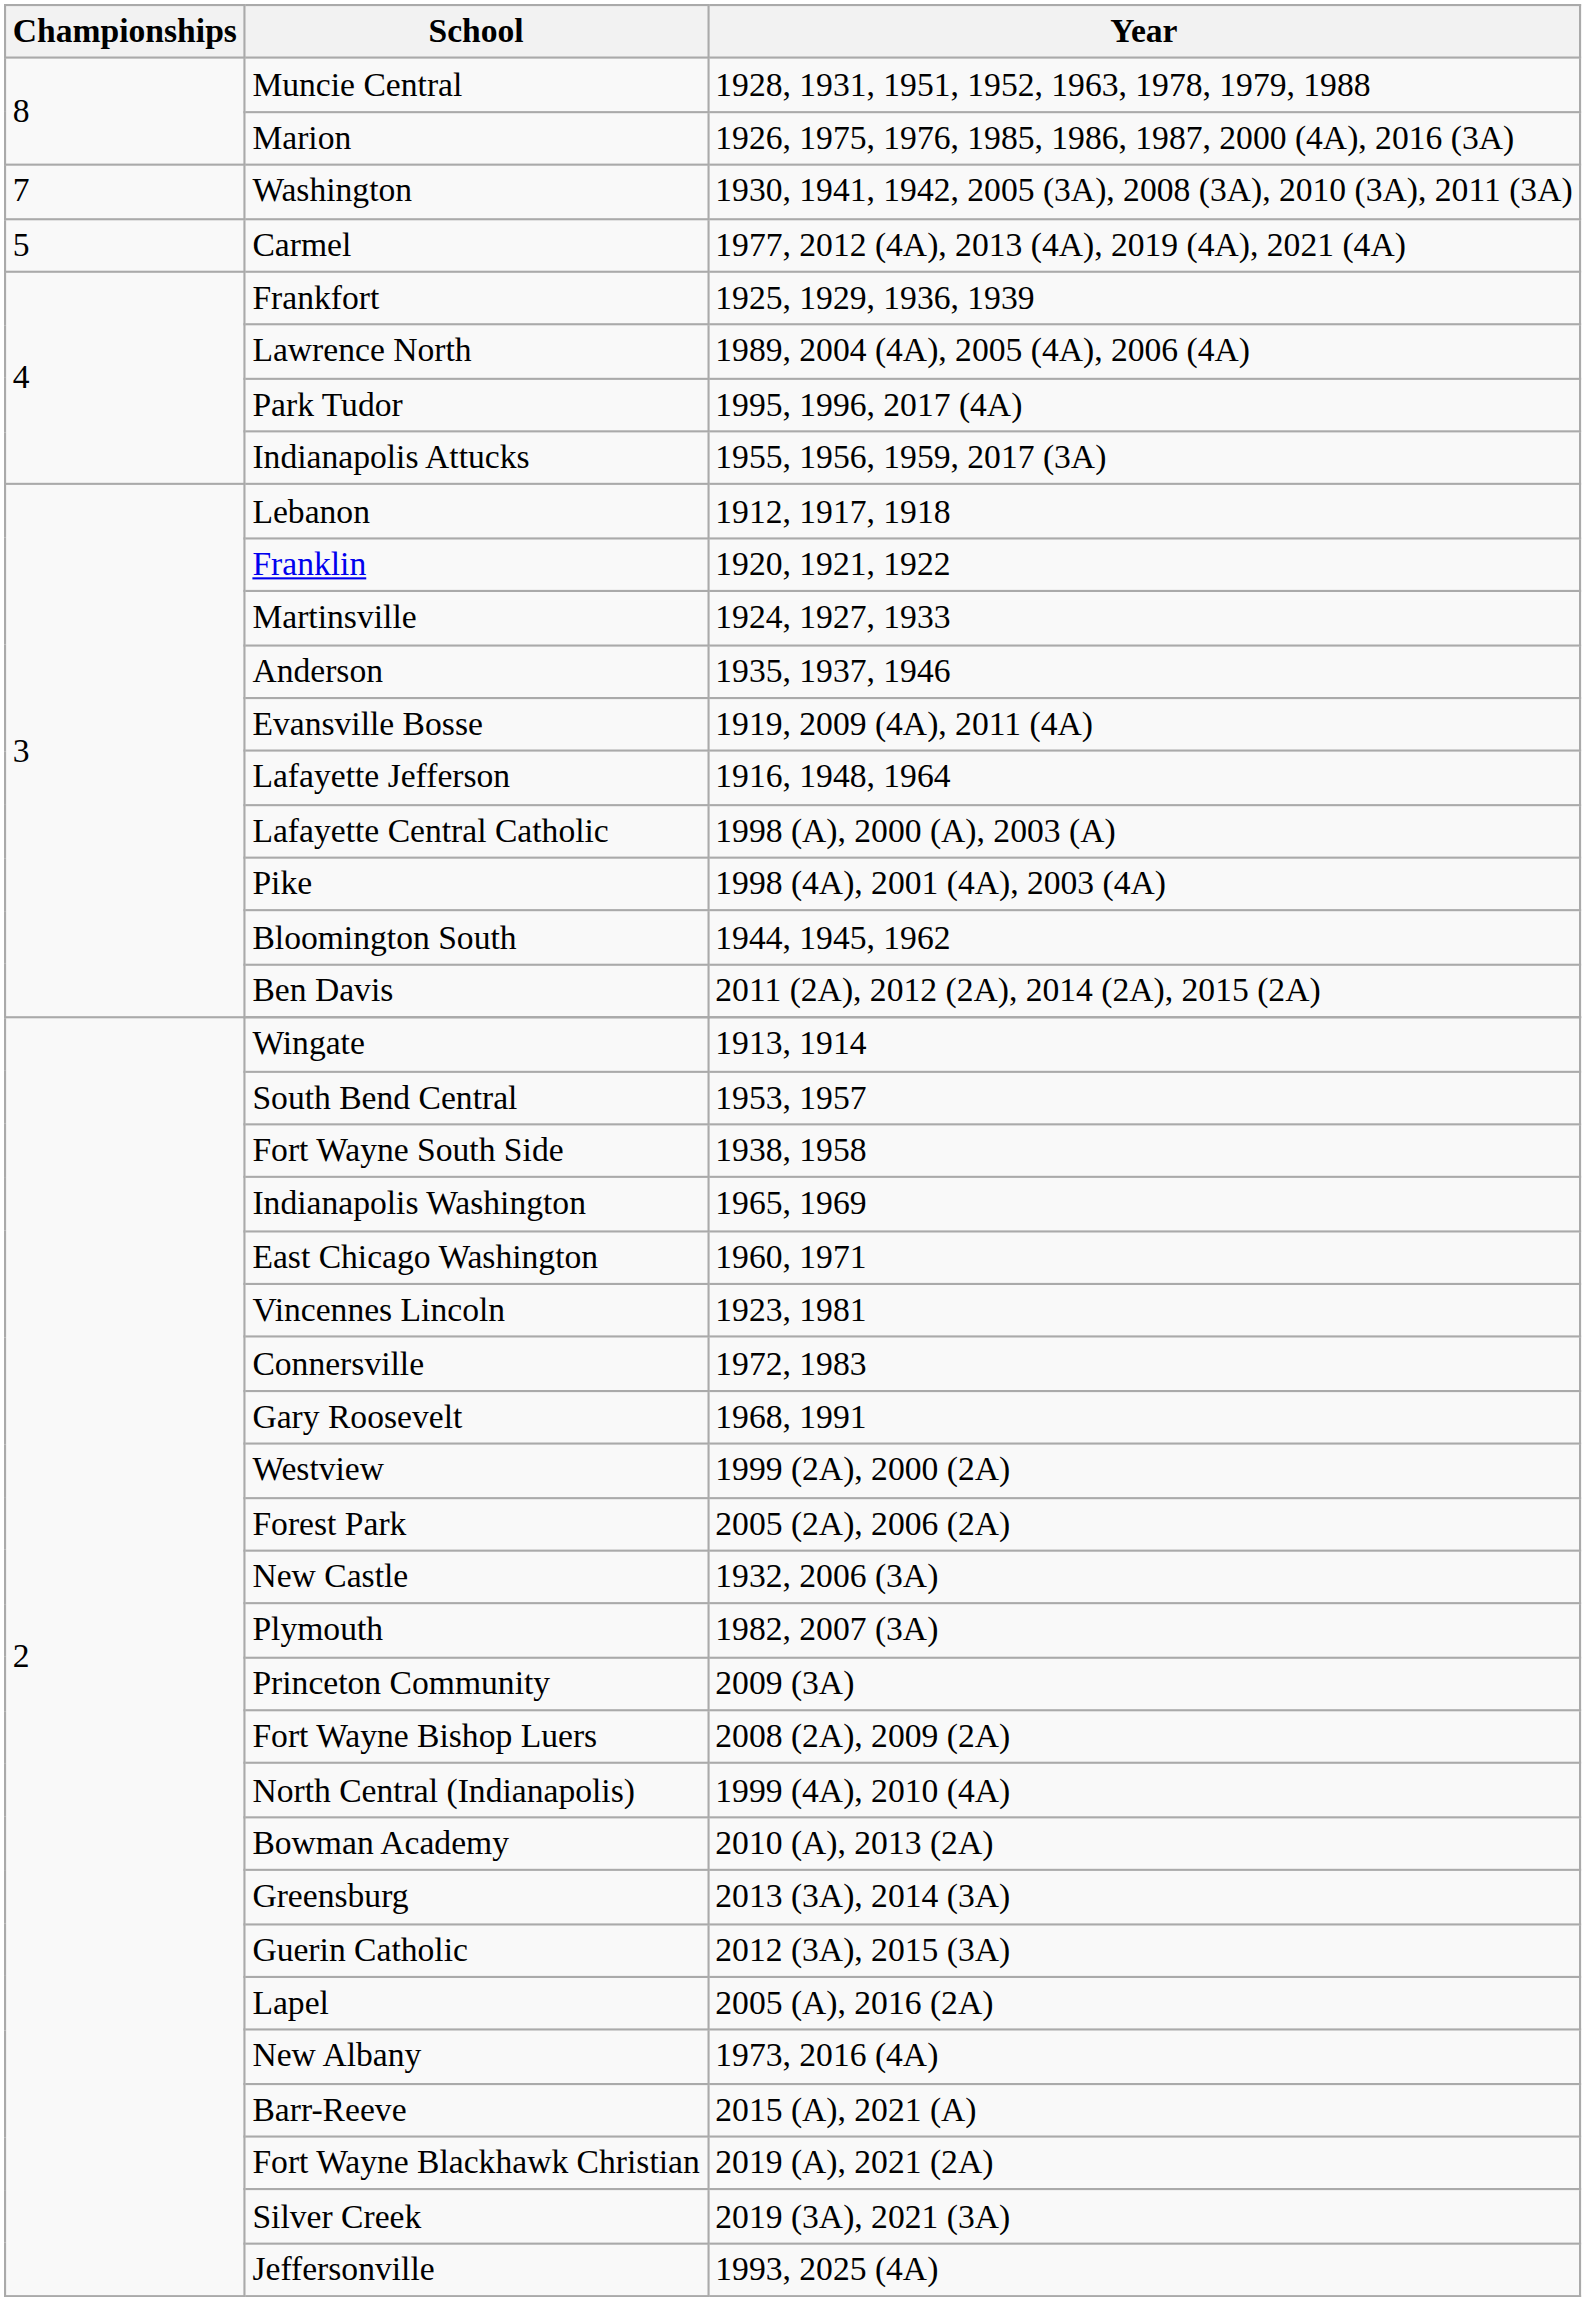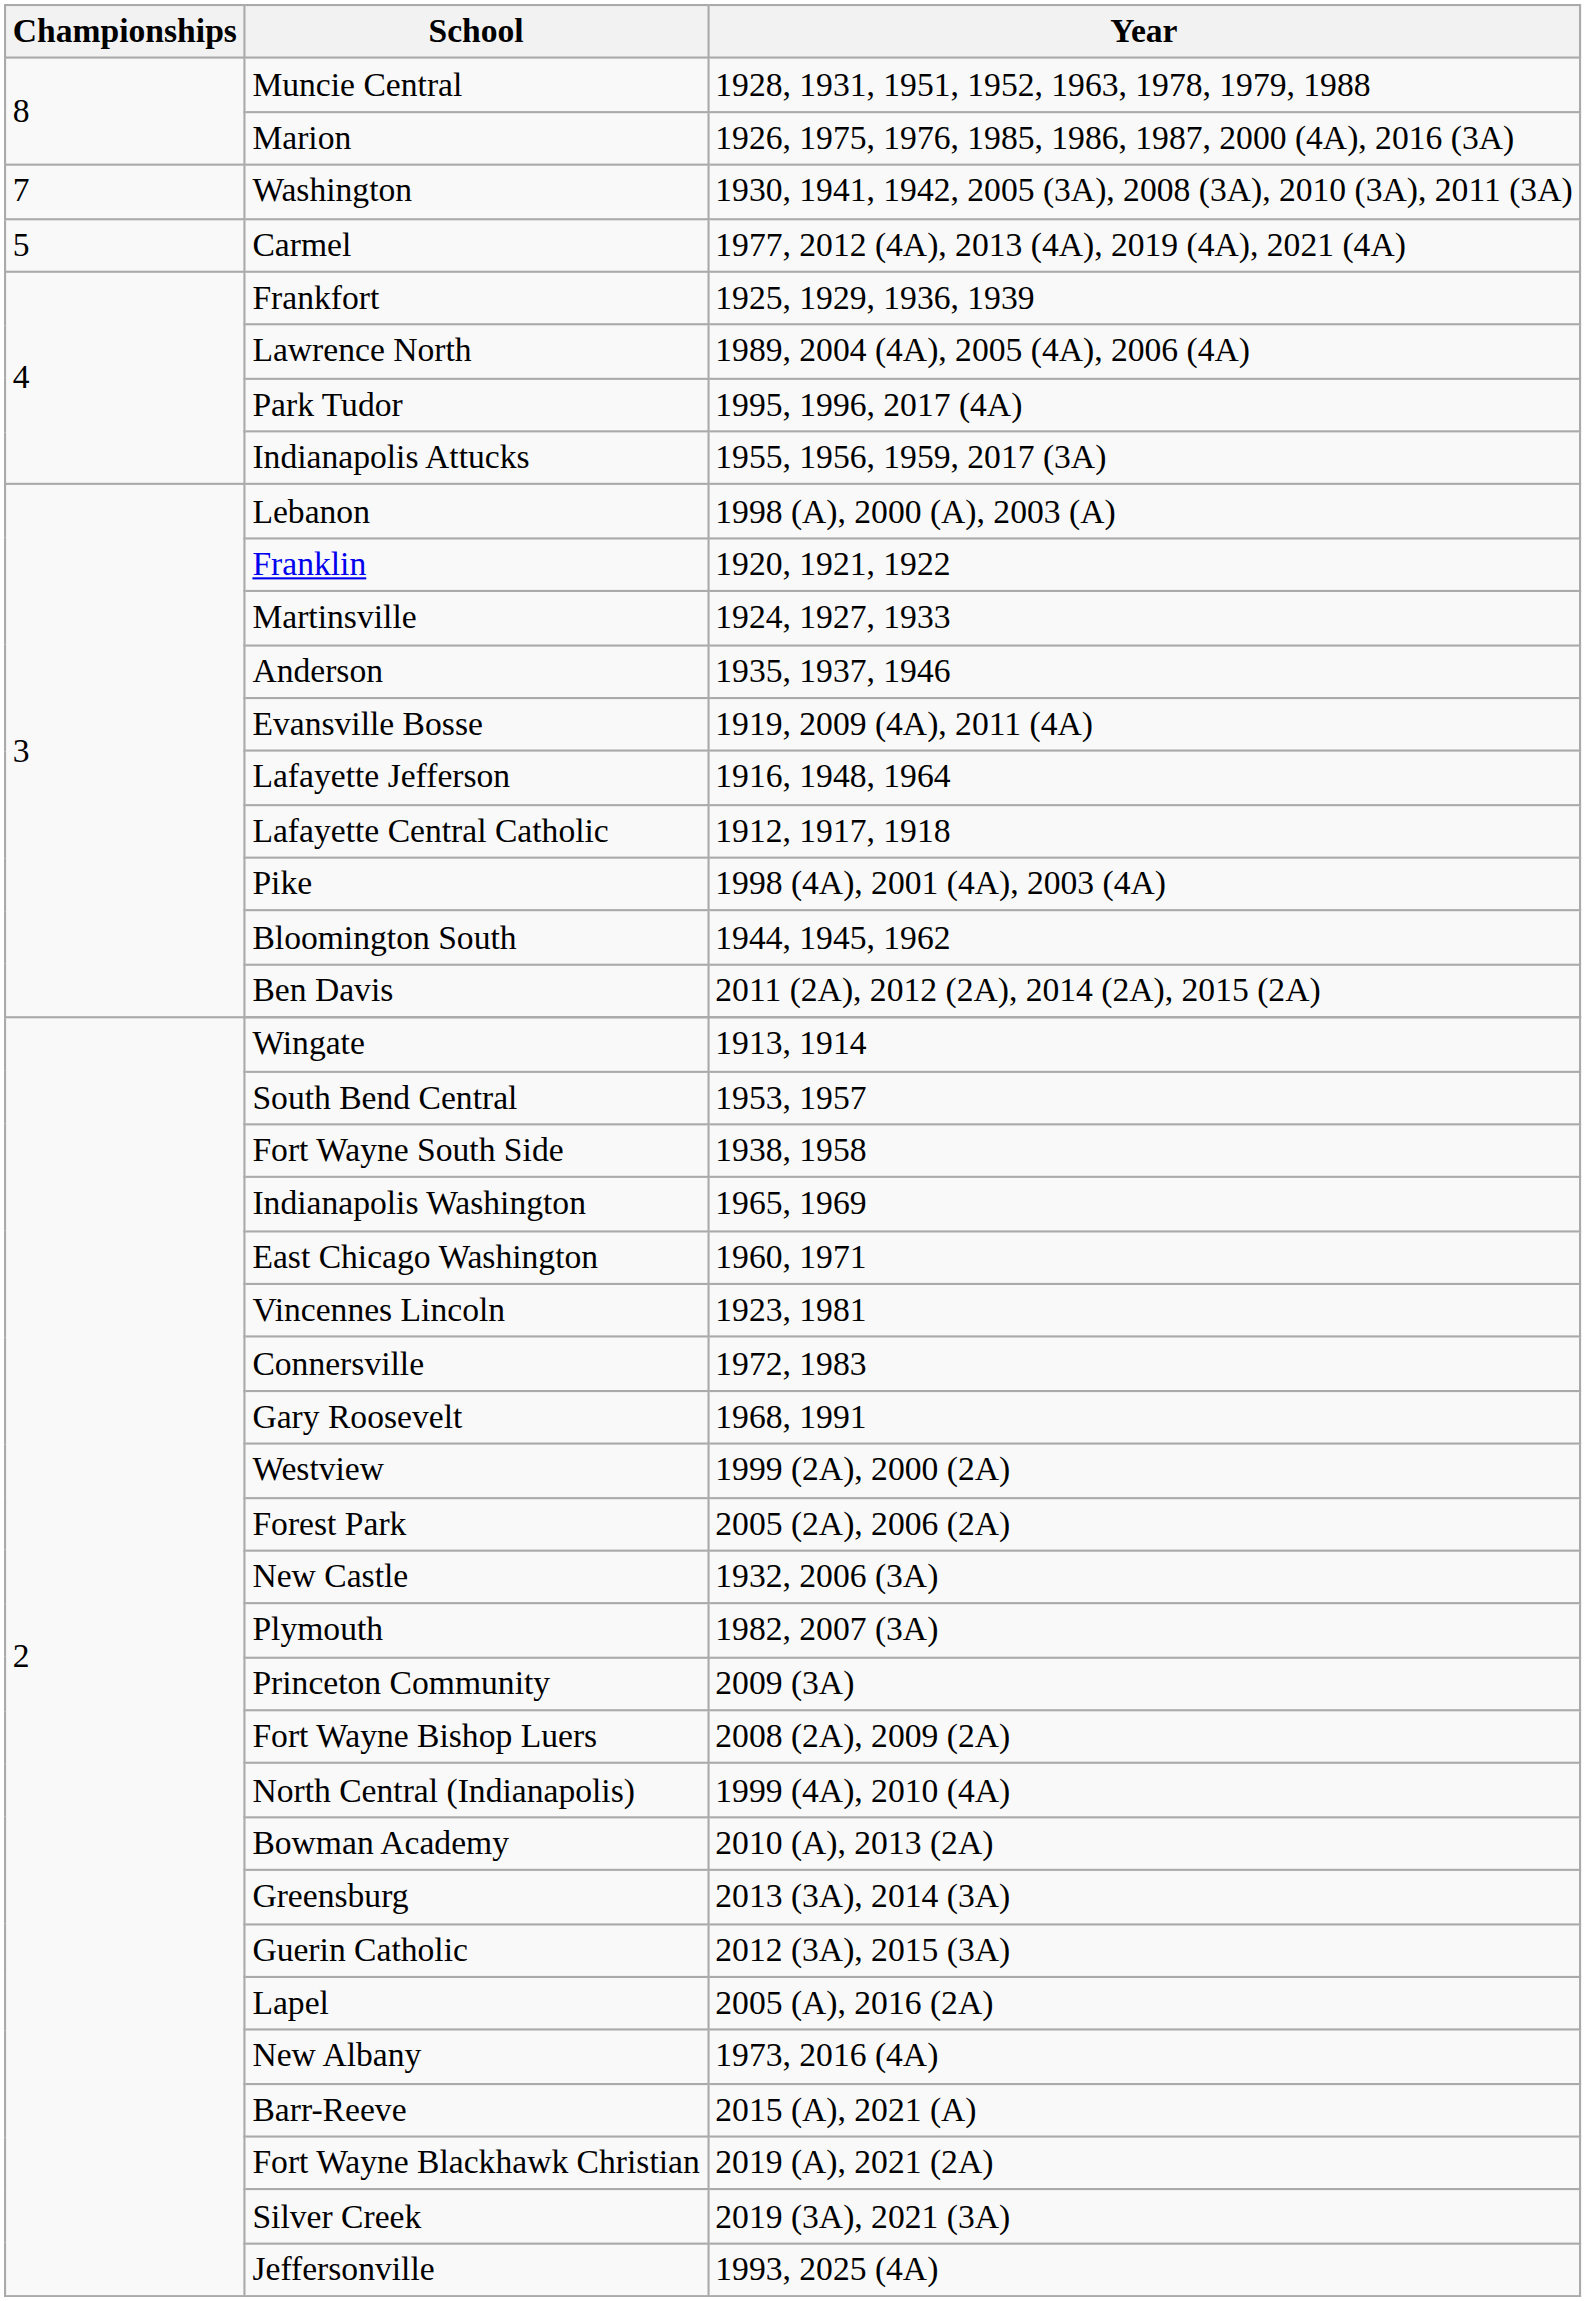(833, 510) 1912, 1917, 1918 -> (915, 510) 1998 (A), 2000 (A), 2003 (A)
(915, 830) 1998 (A), 2000 (A), 2003 (A) -> (833, 830) 1912, 1917, 1918
